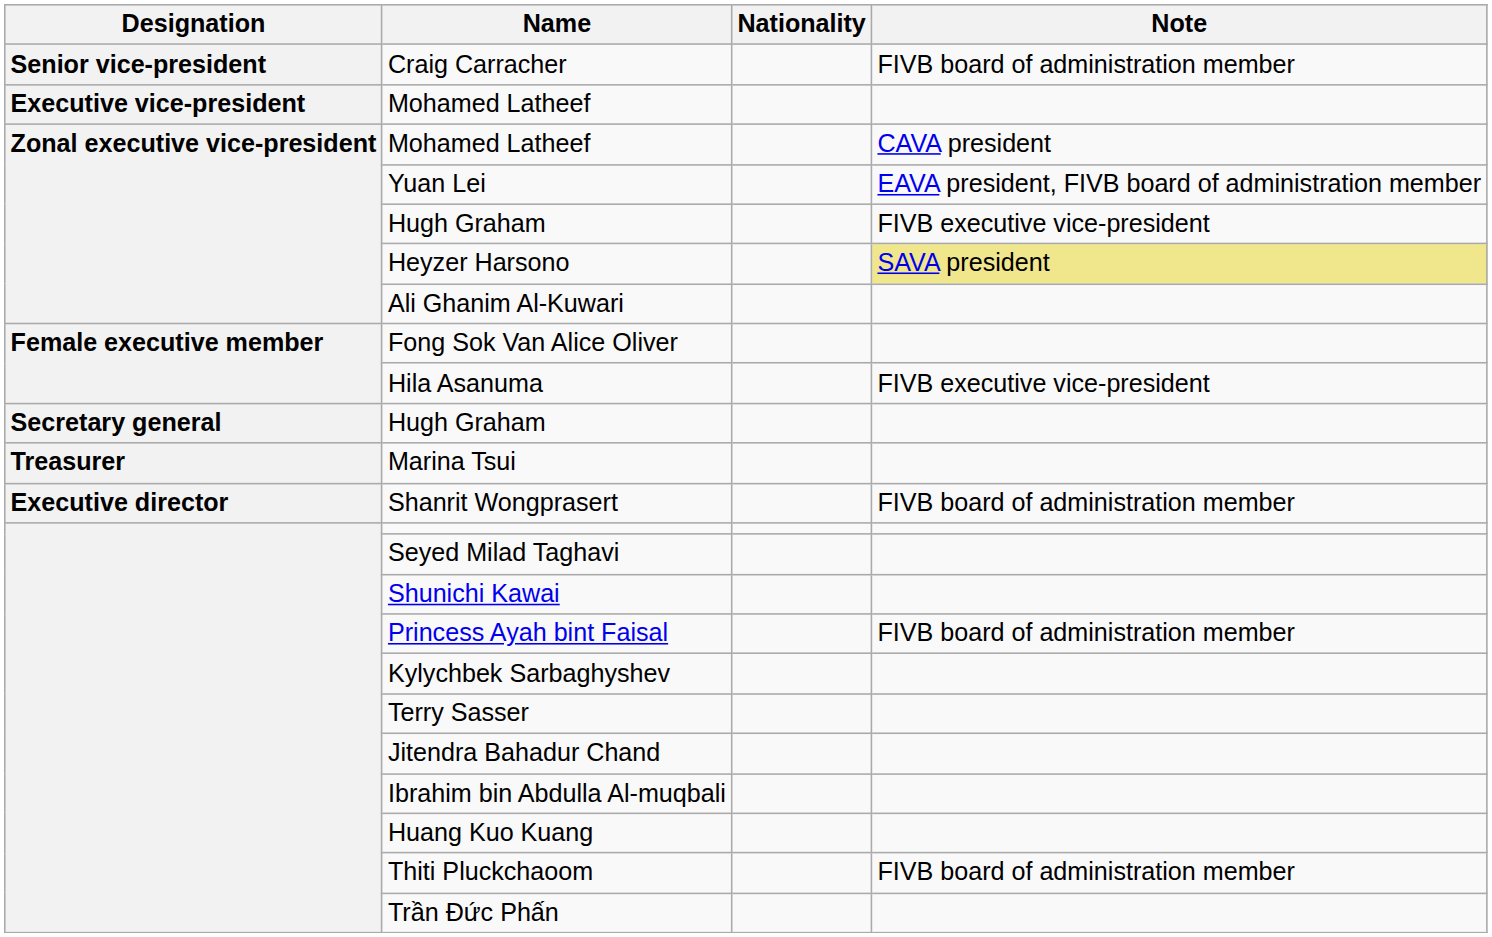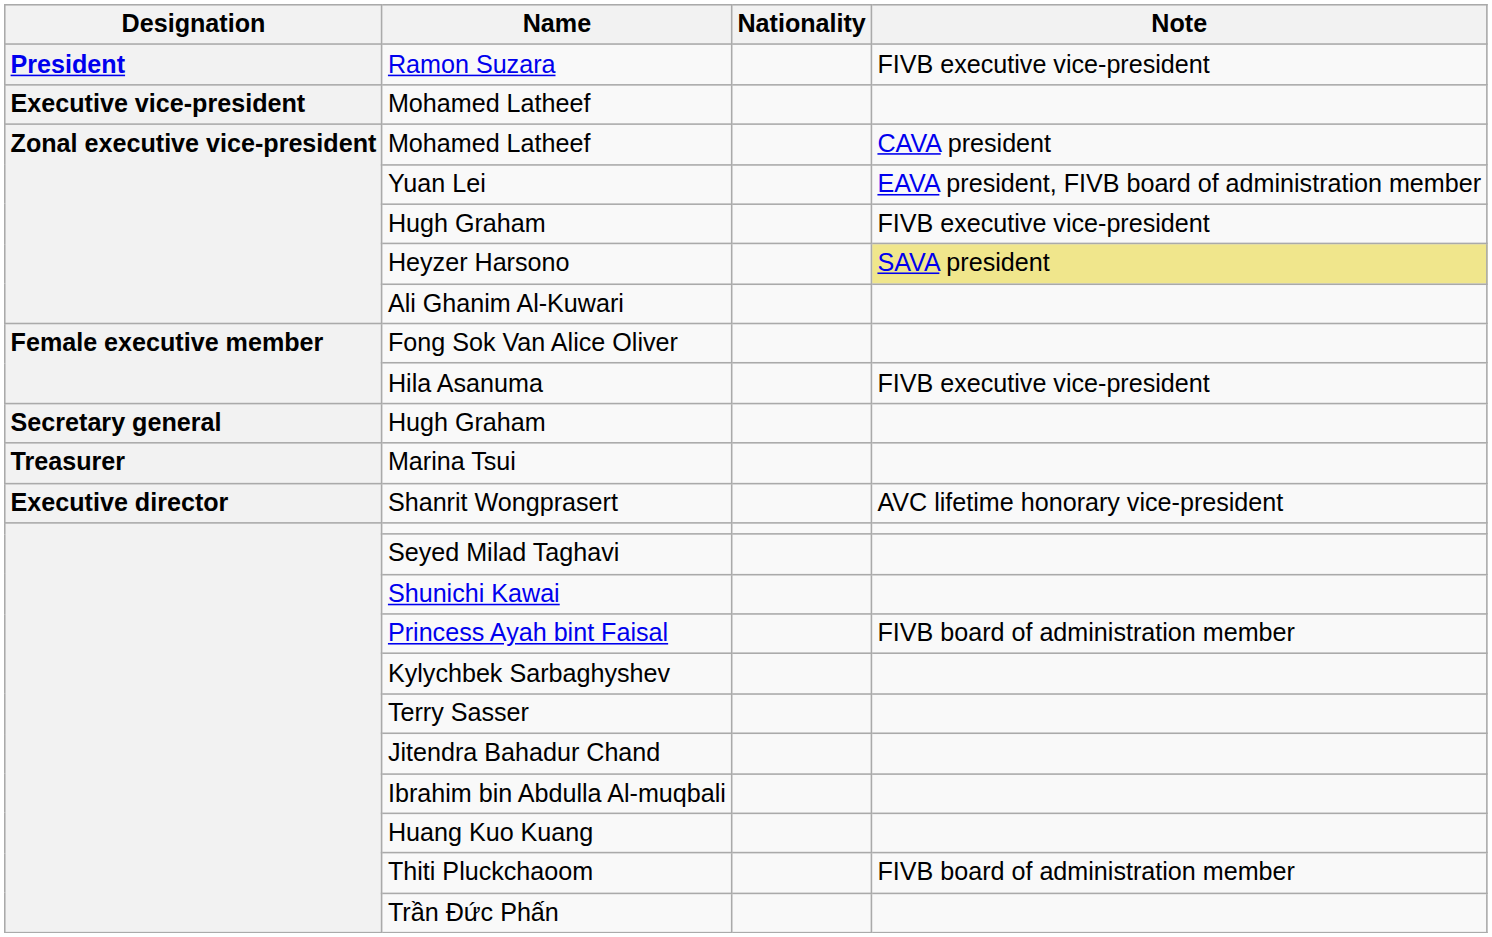+ row: (68, 64)
- row: (138, 64)
(1086, 502) FIVB board of administration member -> (1080, 502) AVC lifetime honorary vice-president
